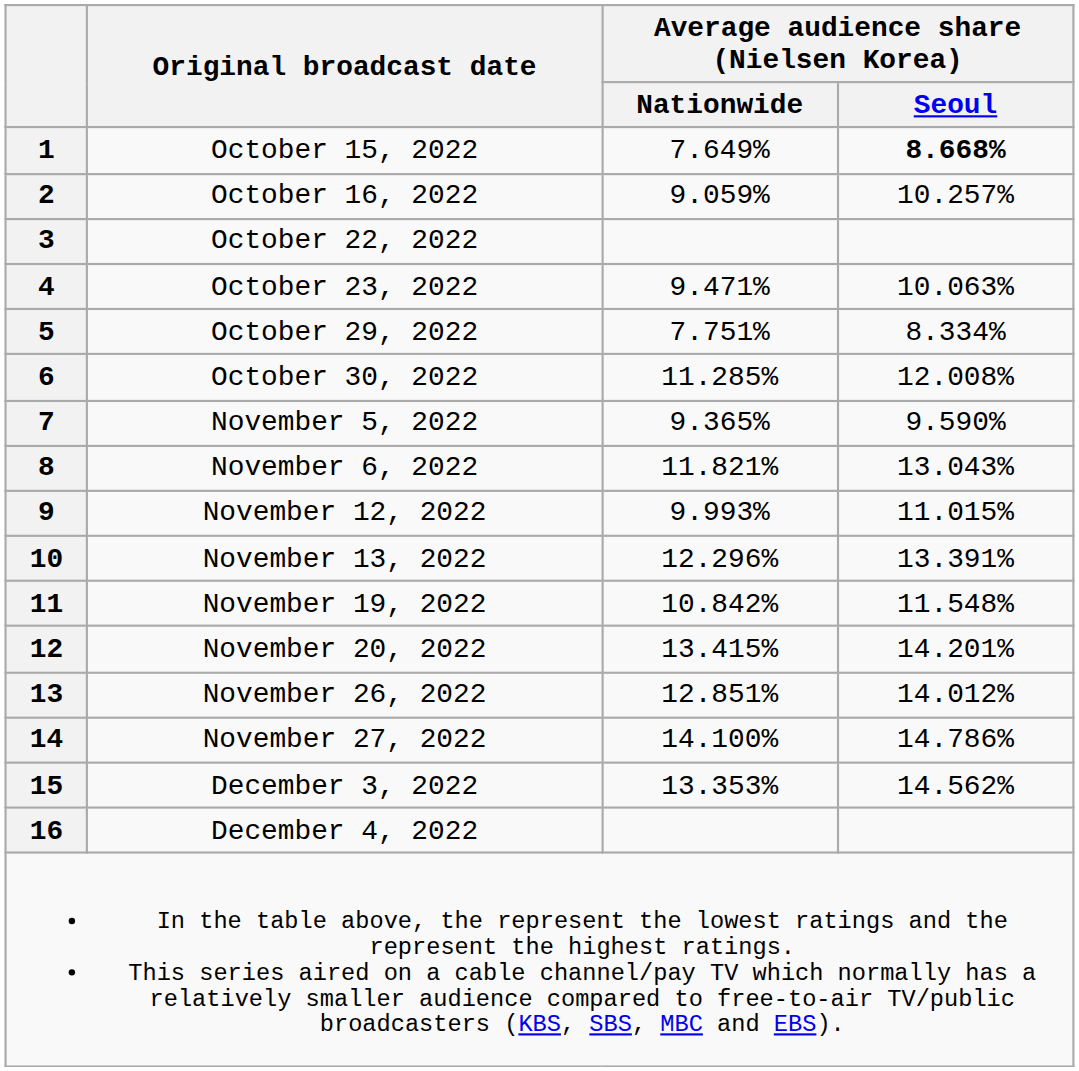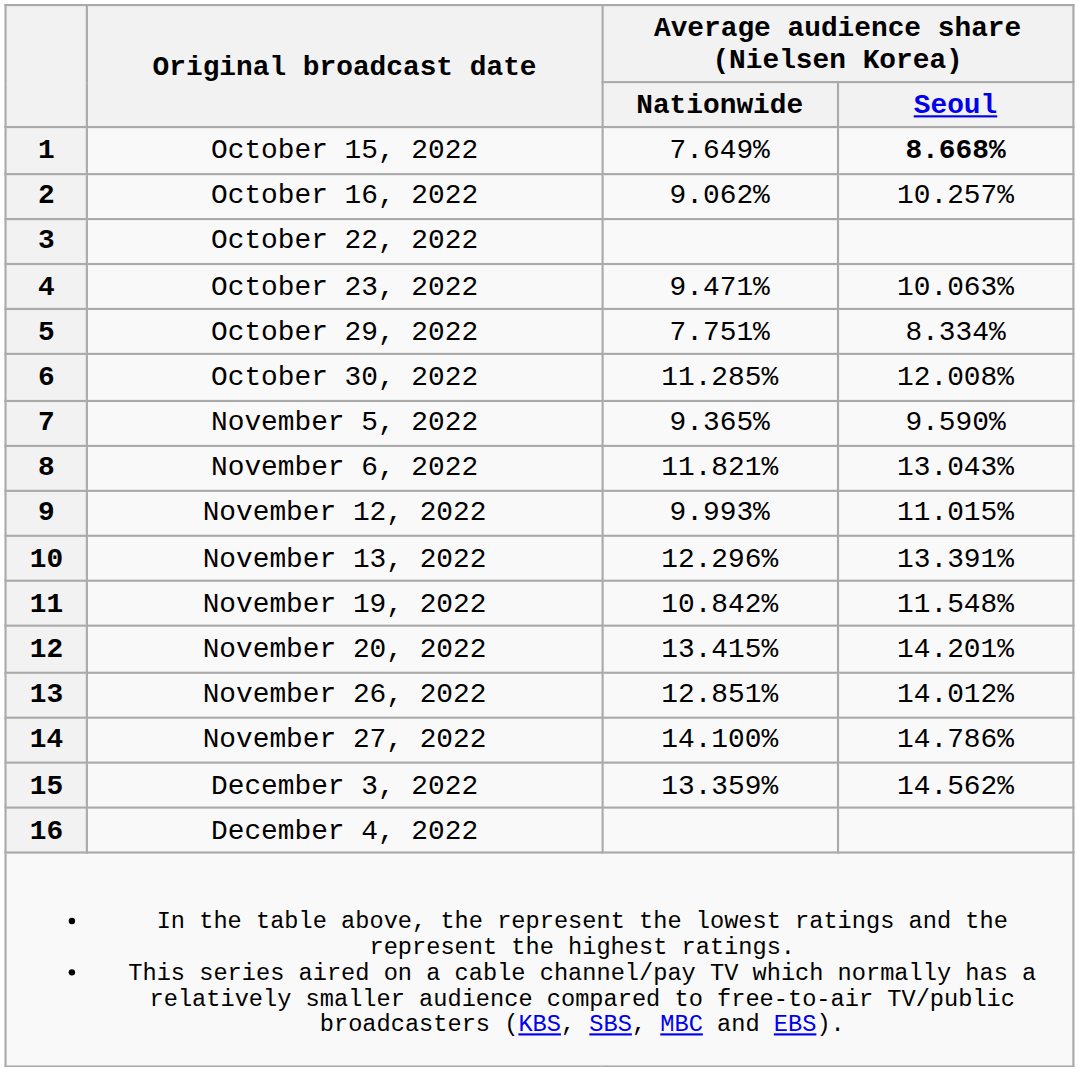(720, 196) 9.059% -> (720, 196) 9.062%
(720, 785) 13.353% -> (720, 785) 13.359%
